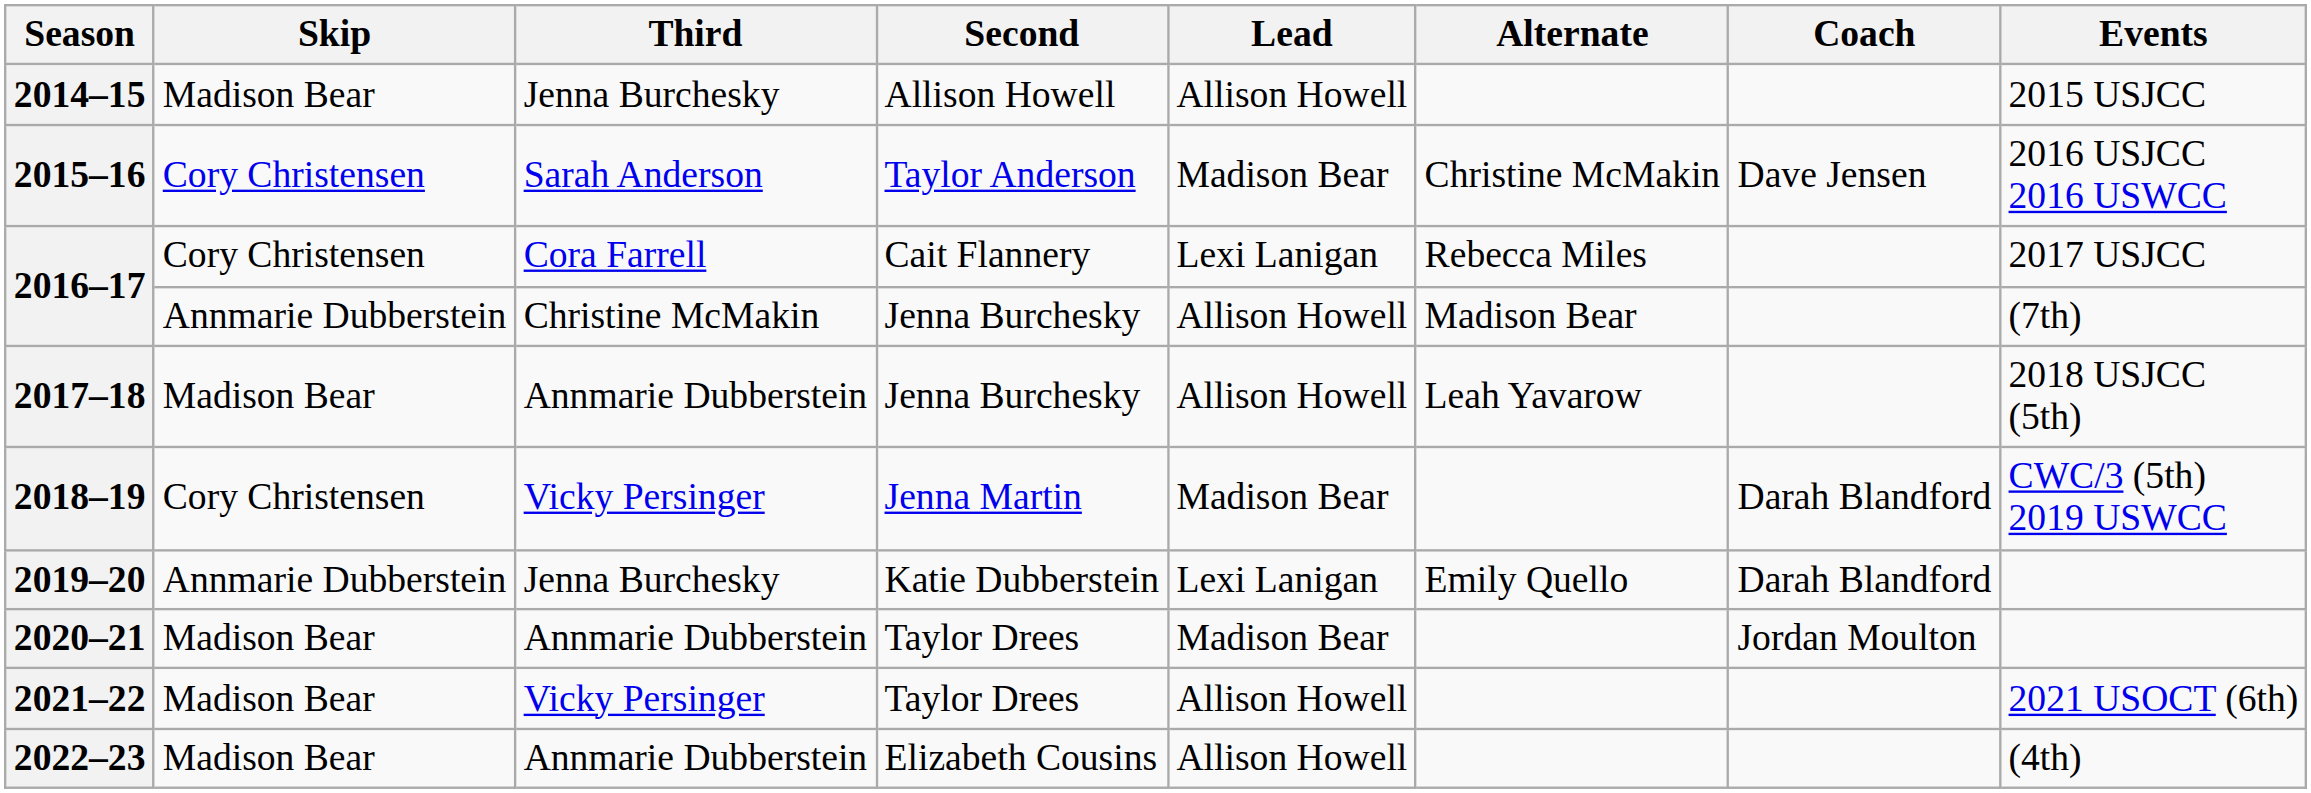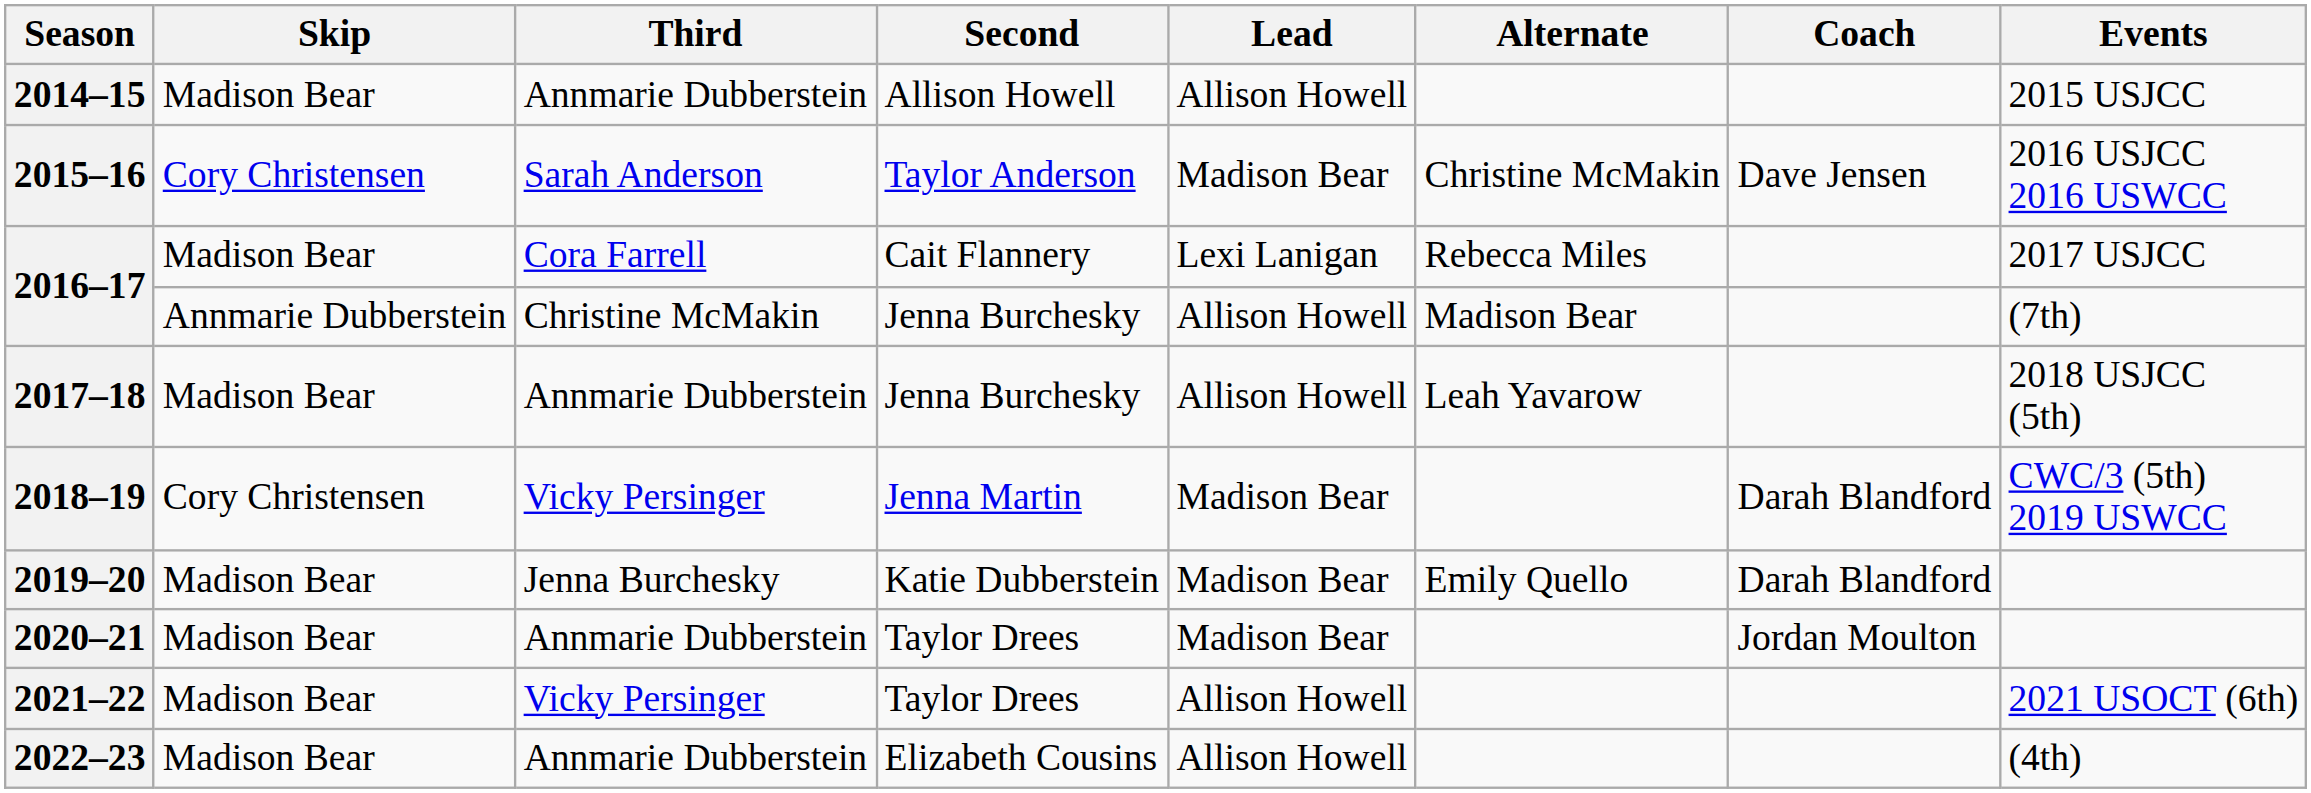(652, 93) Jenna Burchesky -> (695, 93) Annmarie Dubberstein
(294, 255) Cory Christensen -> (269, 255) Madison Bear
(335, 578) Annmarie Dubberstein -> (269, 578) Madison Bear
(1277, 578) Lexi Lanigan -> (1282, 578) Madison Bear
